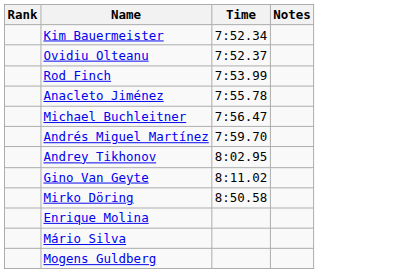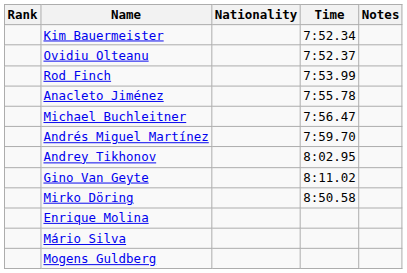+ column: (256, 15)
